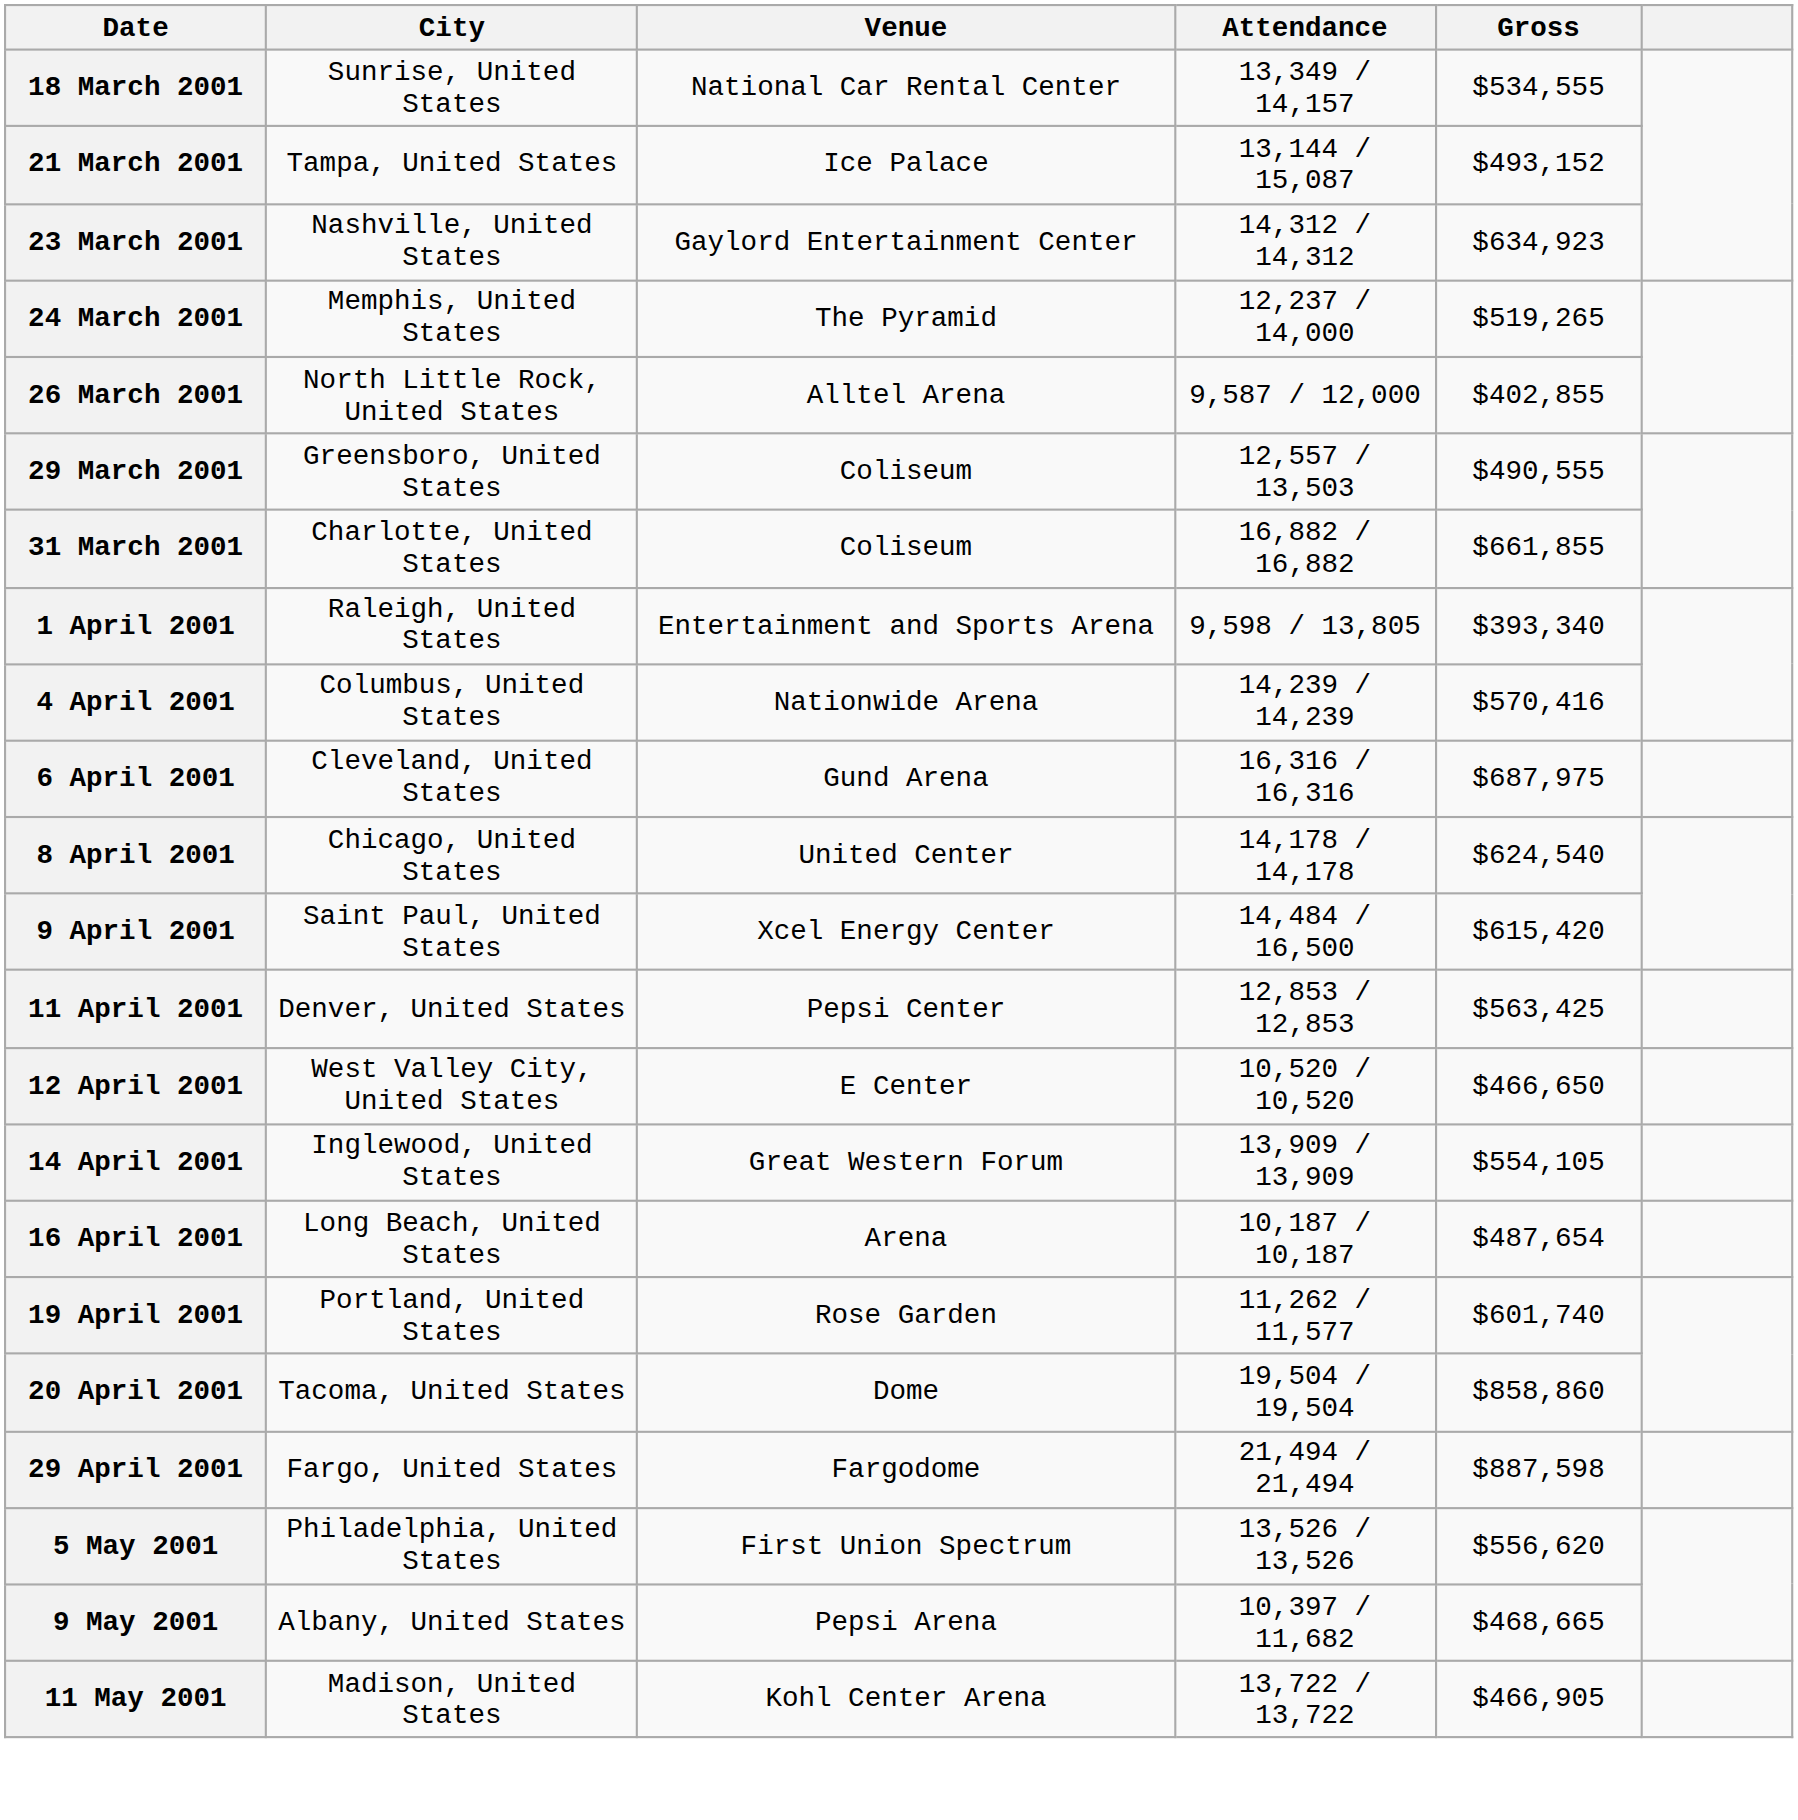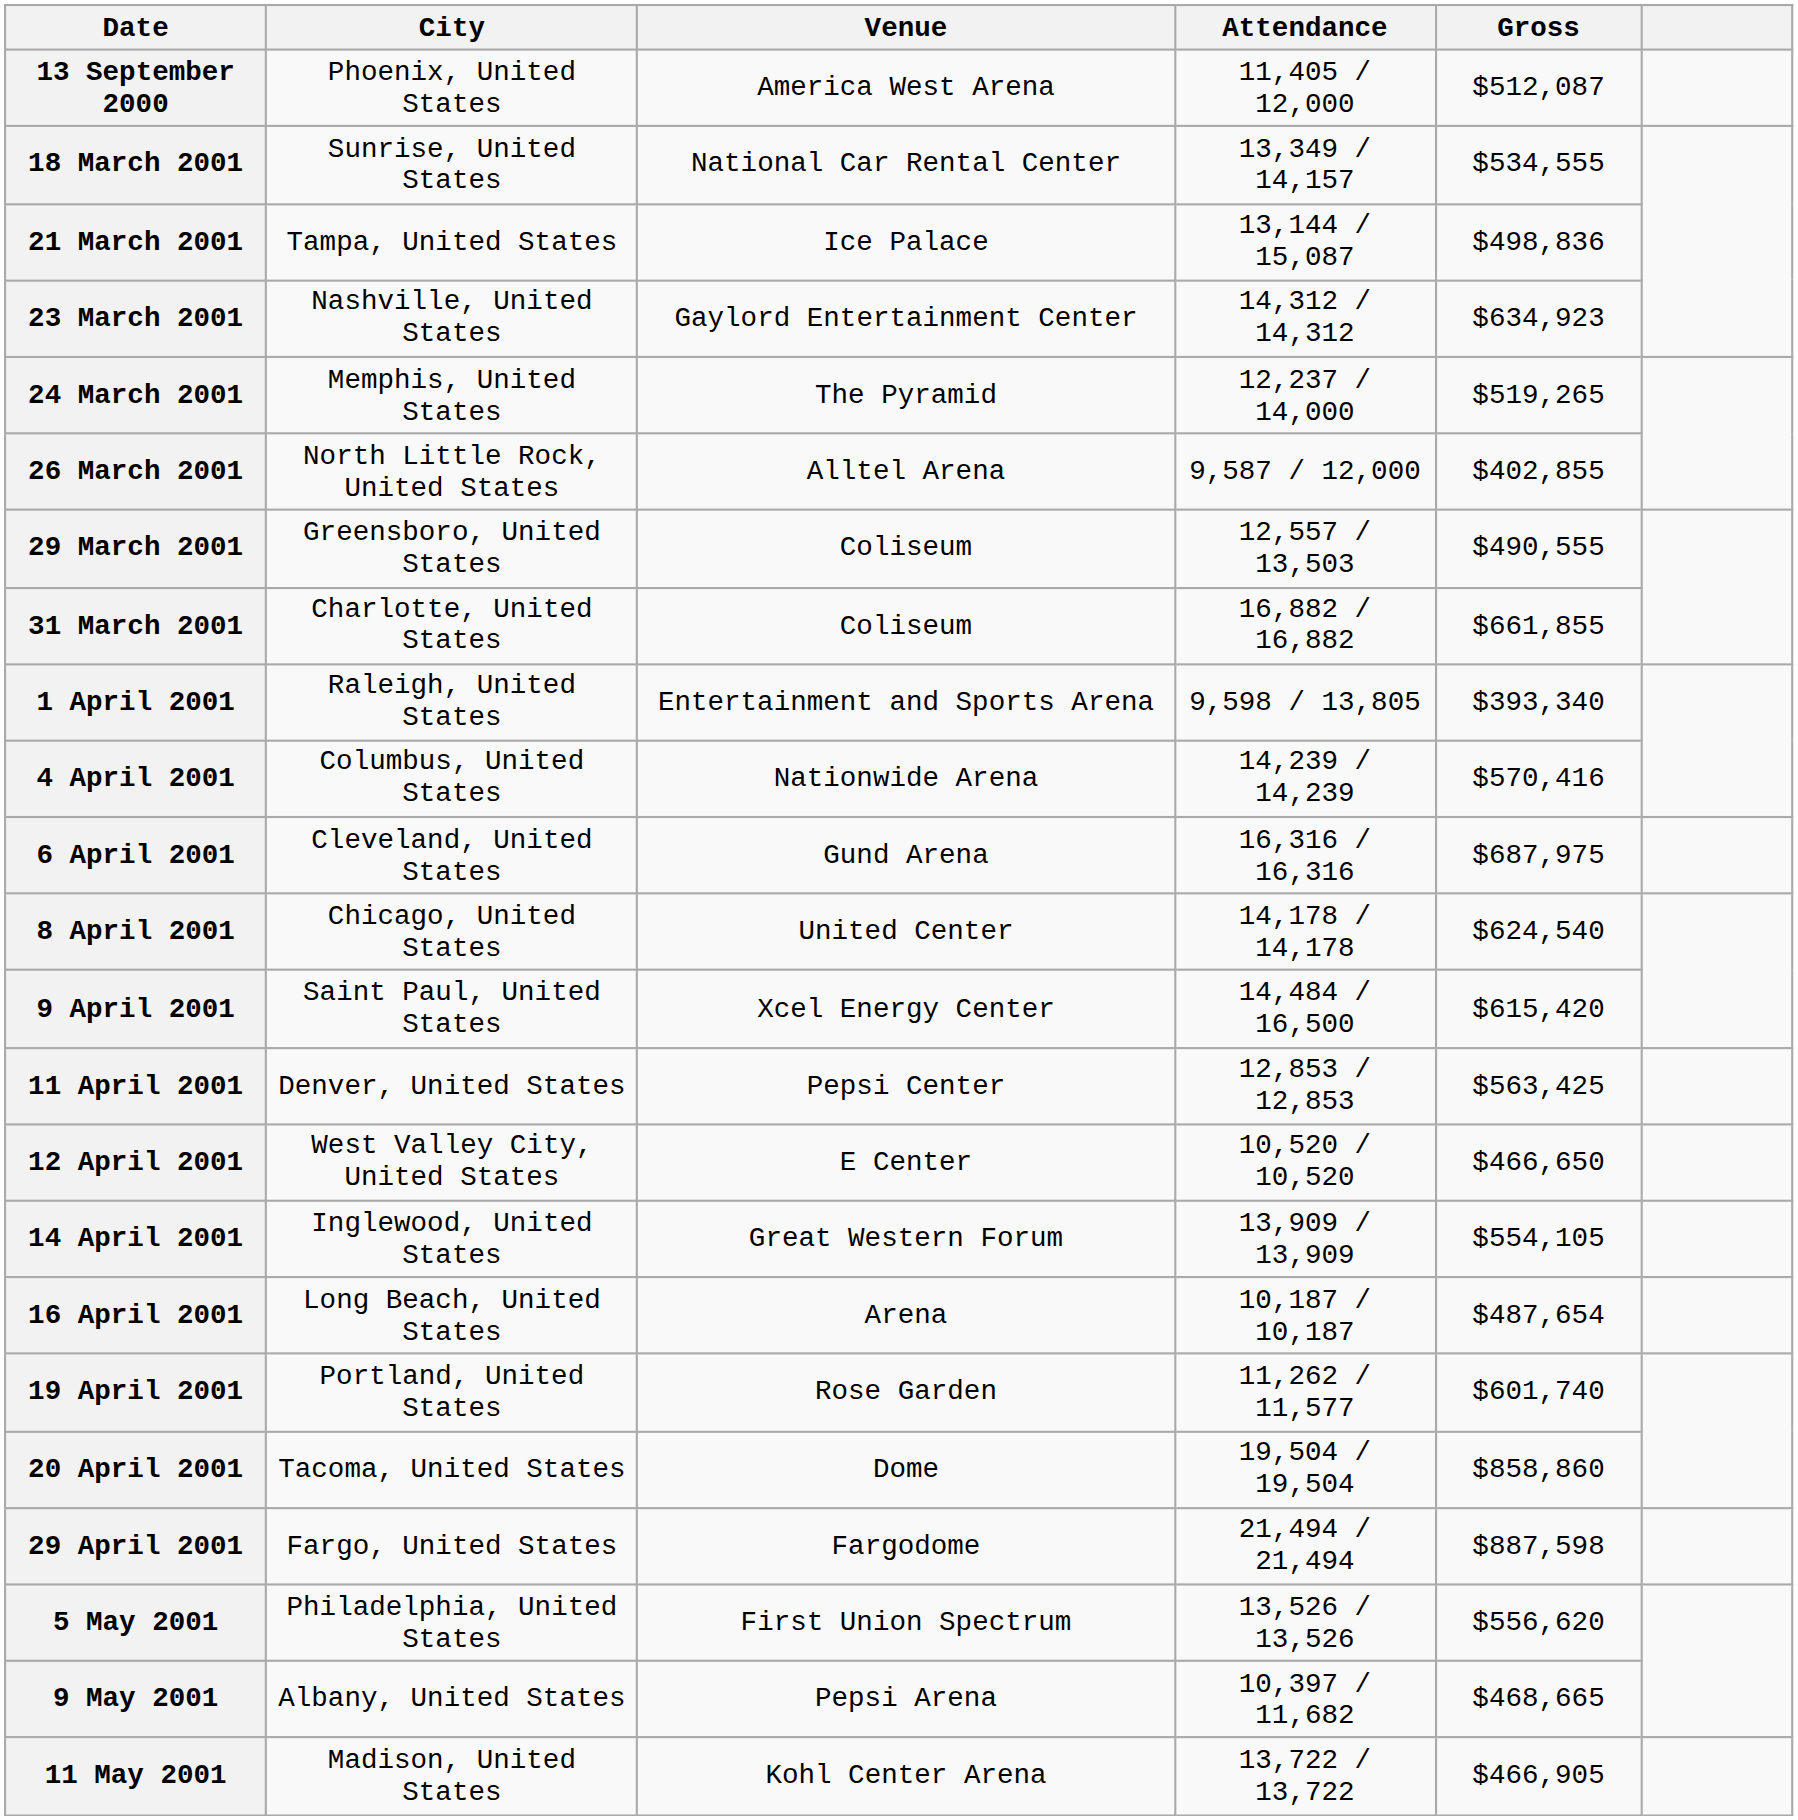+ row: (136, 88)
(1539, 165) $493,152 -> (1539, 242) $498,836
